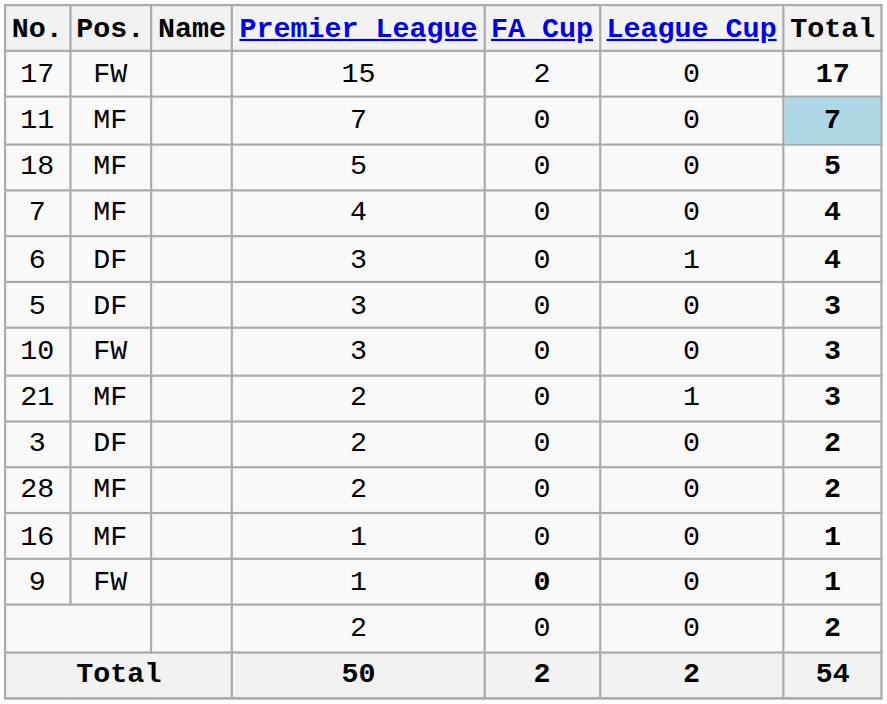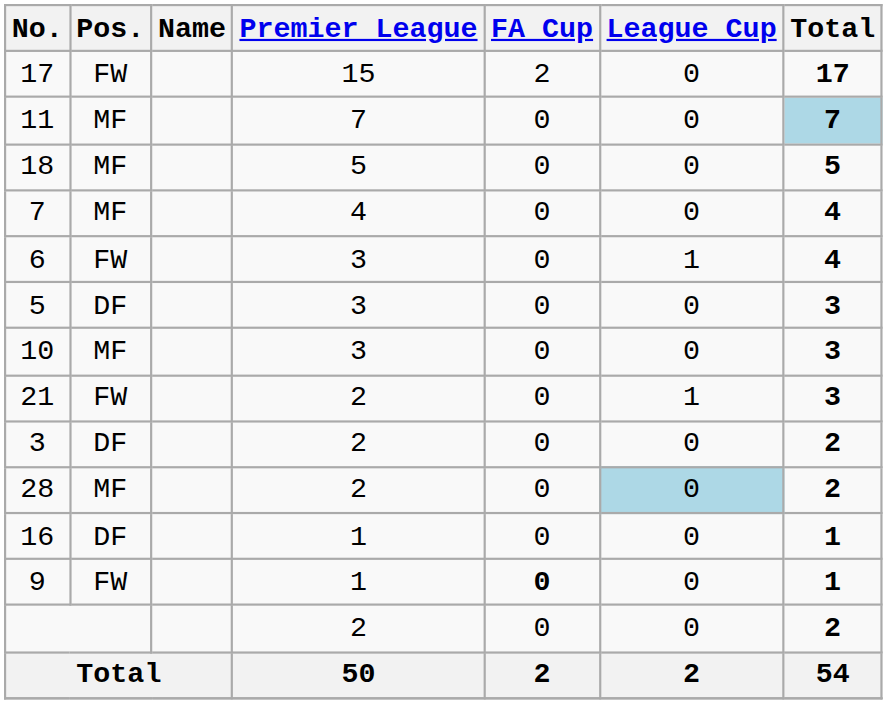(110, 259) DF -> (110, 259) FW
(110, 352) FW -> (110, 352) MF
(110, 398) MF -> (110, 398) FW
(692, 490) no background -> (692, 490) lightblue background
(110, 536) MF -> (110, 536) DF
